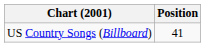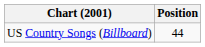(178, 32) 41 -> (178, 32) 44
